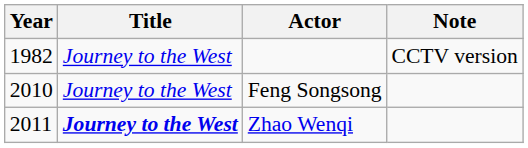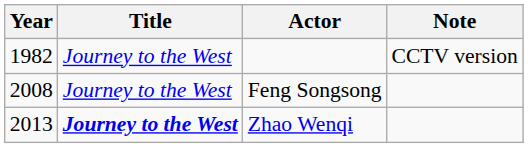(31, 90) 2010 -> (31, 90) 2008
(31, 124) 2011 -> (31, 124) 2013
